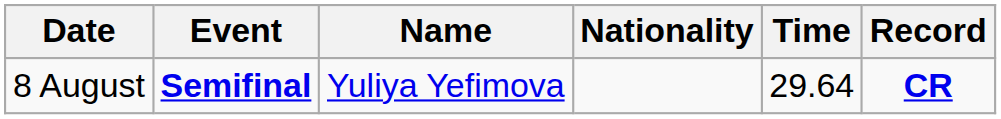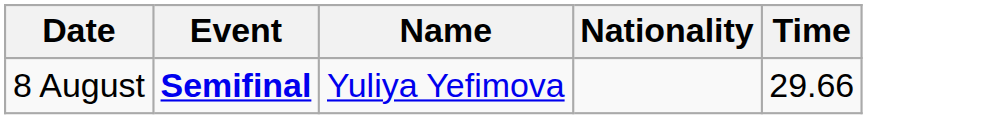- column: (928, 31)
(812, 85) 29.64 -> (812, 85) 29.66
